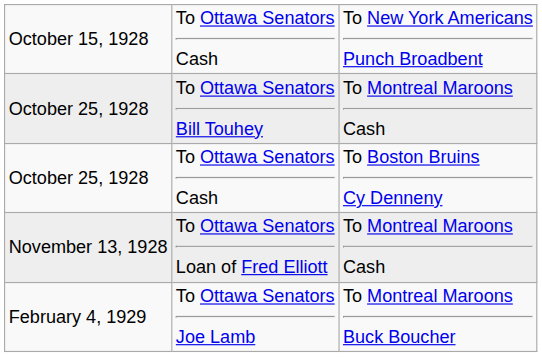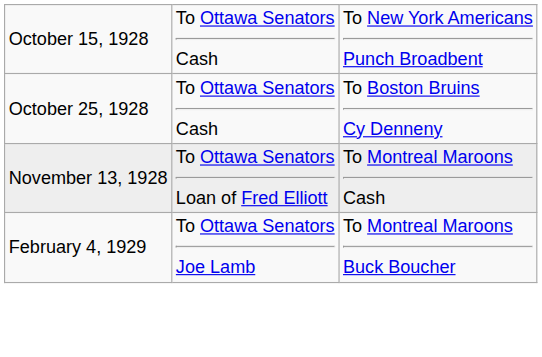- row: (79, 108)
